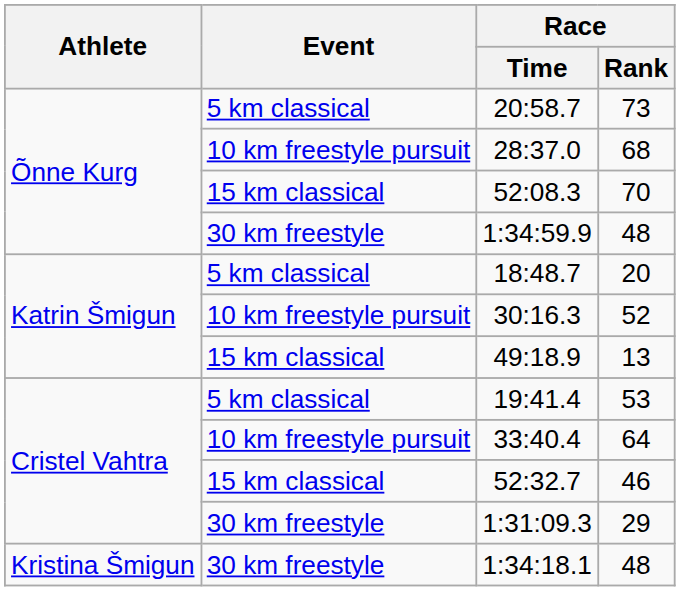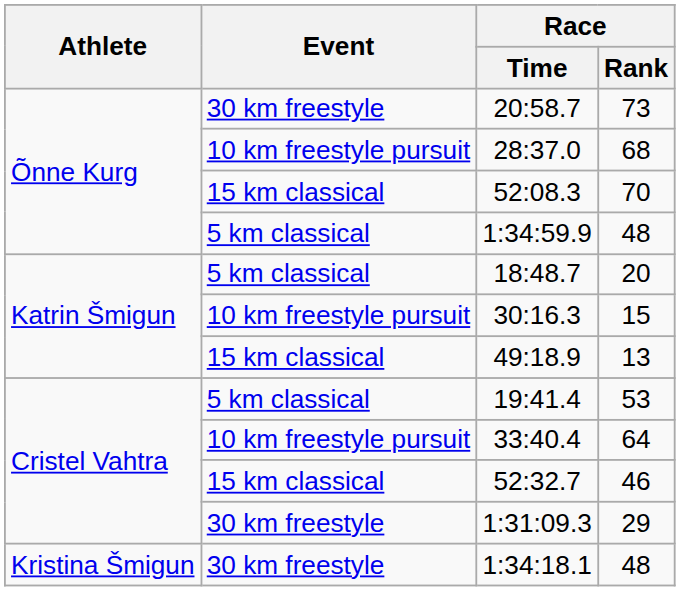(288, 109) 5 km classical -> (296, 109) 30 km freestyle
(296, 233) 30 km freestyle -> (288, 233) 5 km classical
(636, 316) 52 -> (636, 316) 15
